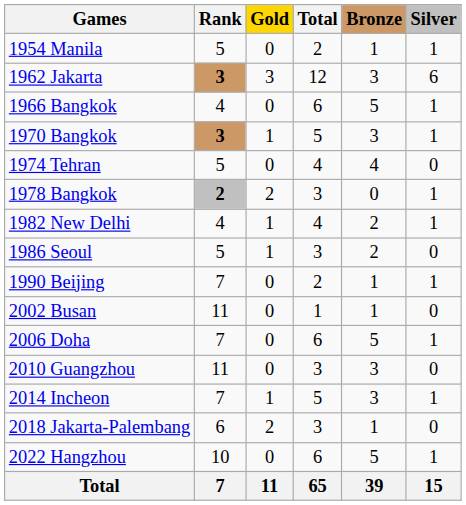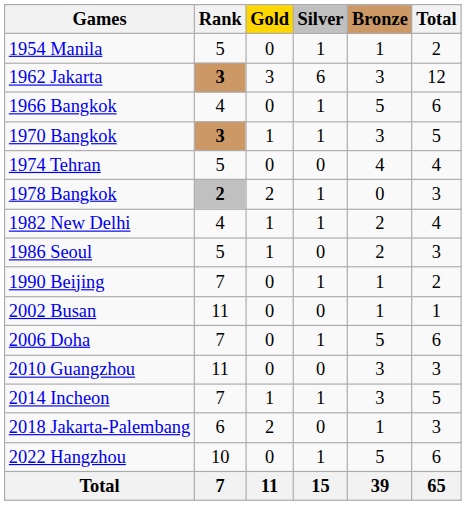columns swapped: (434, 19) <-> (318, 19)
